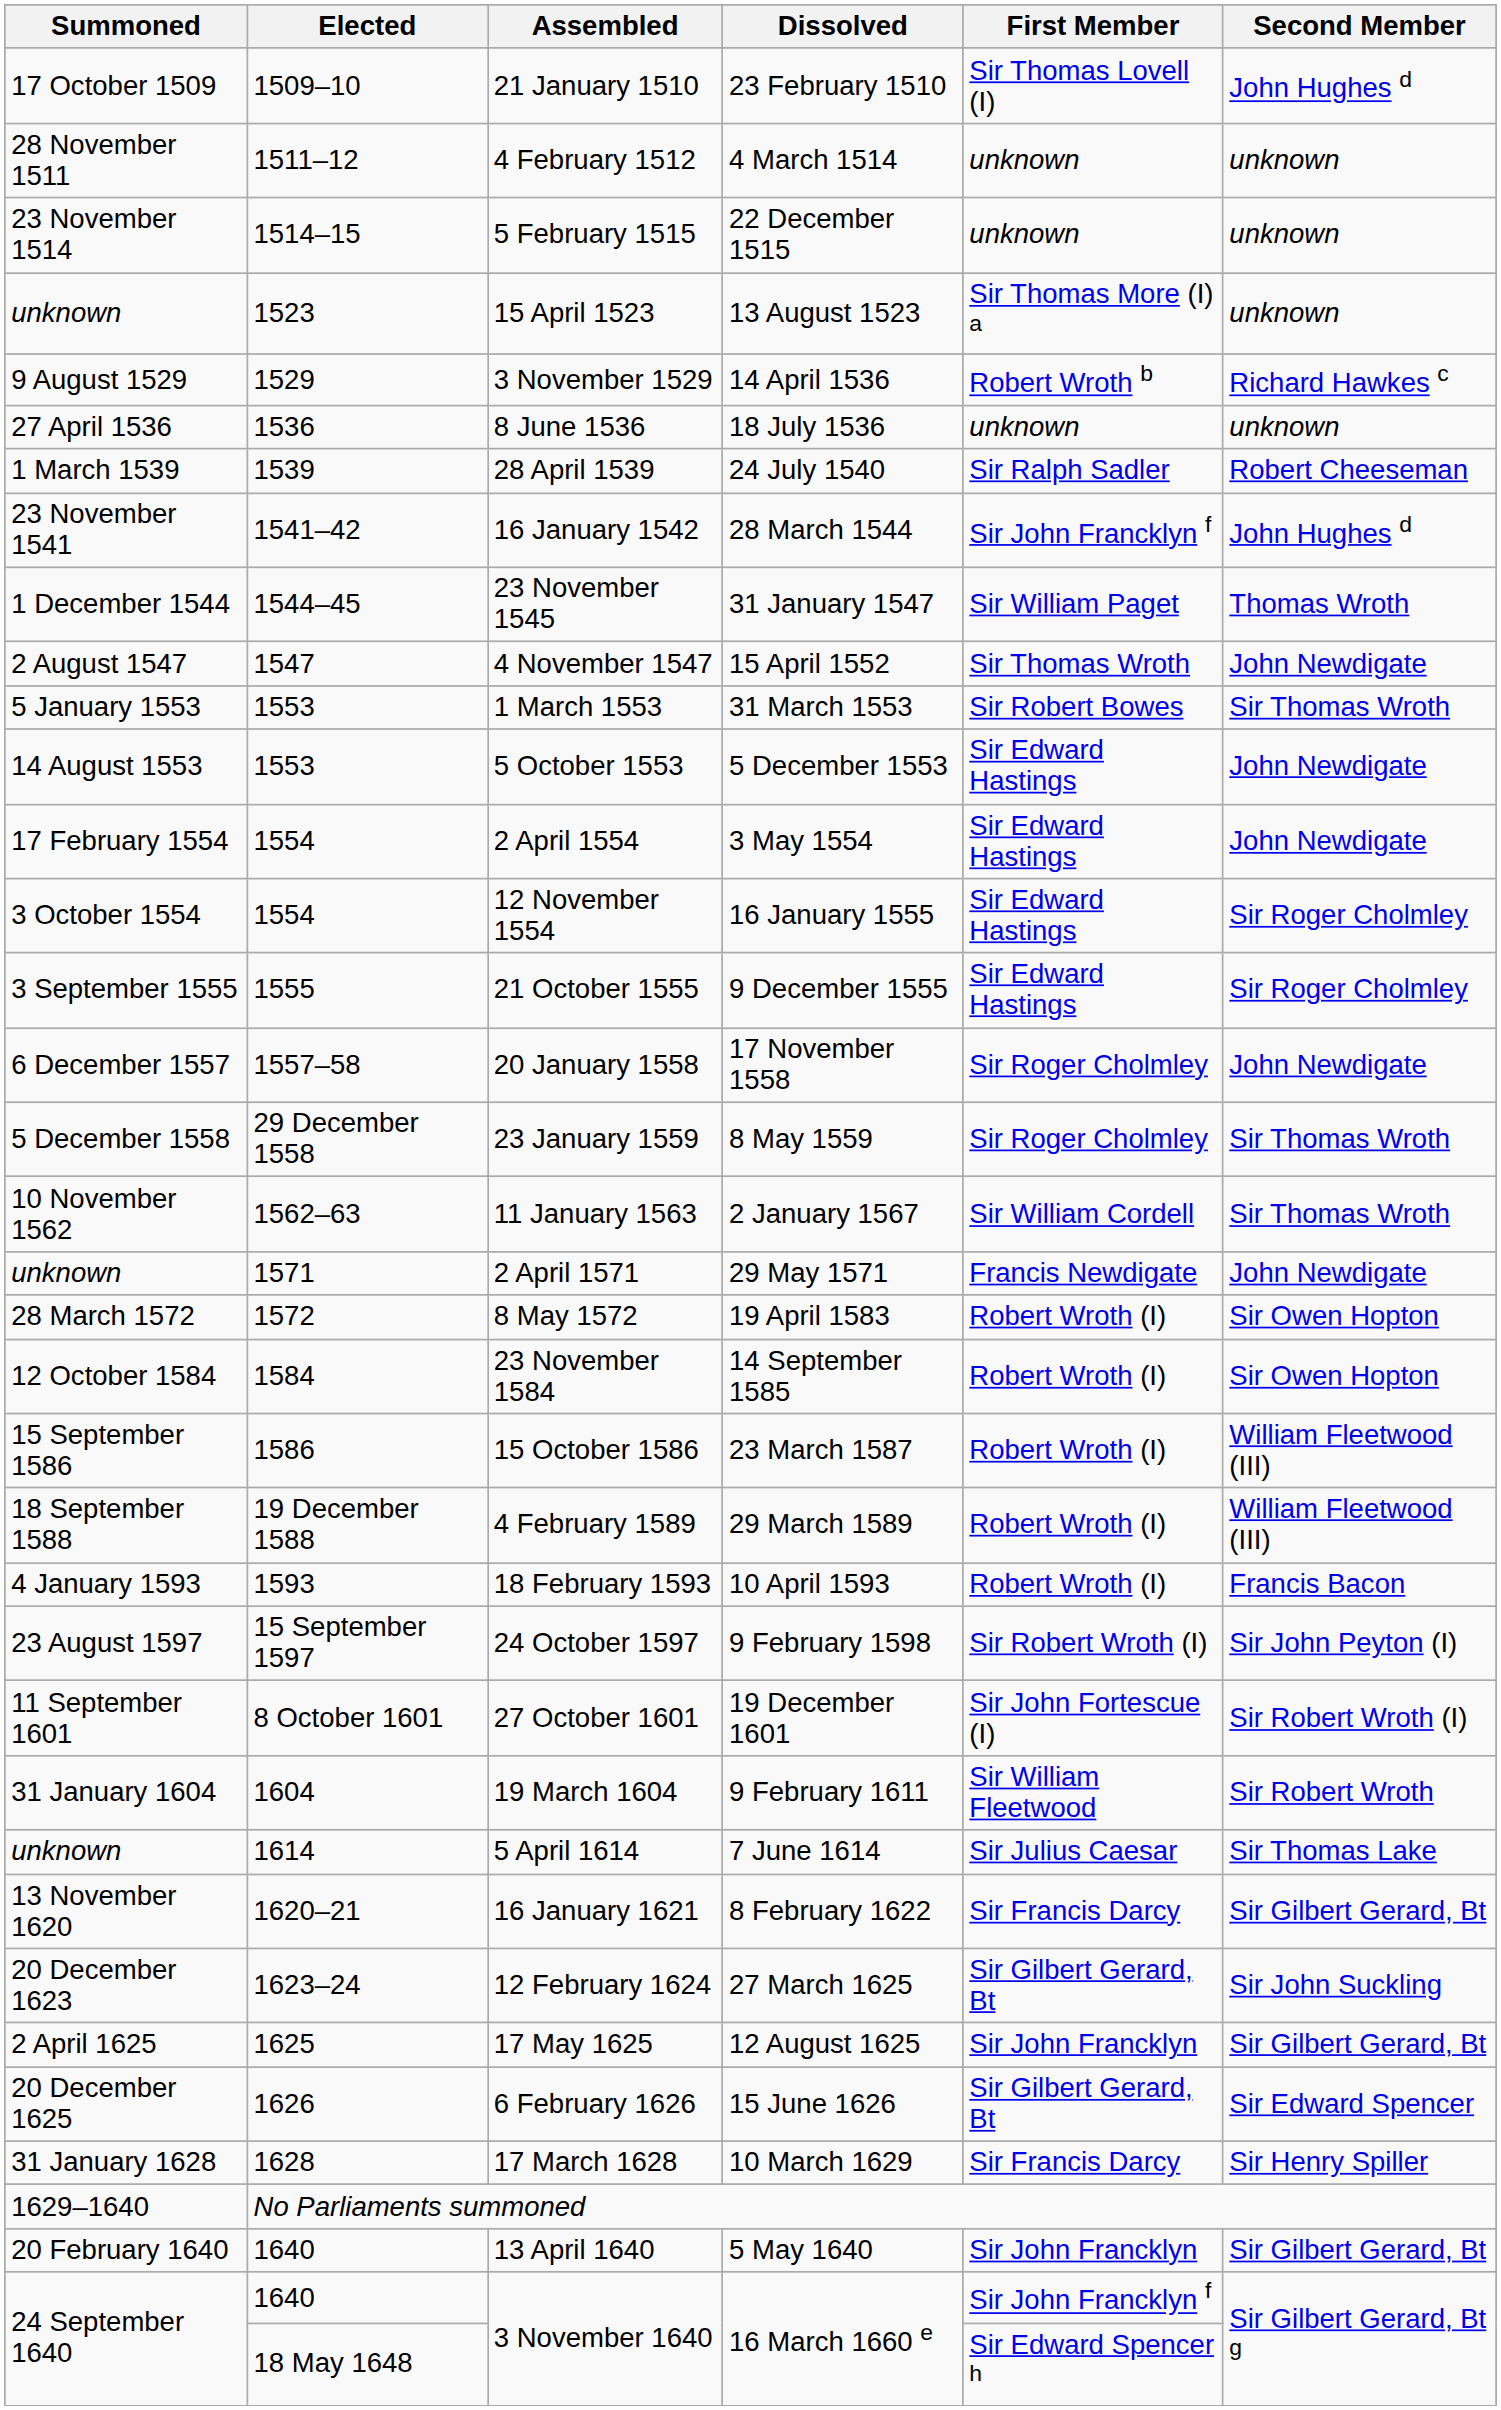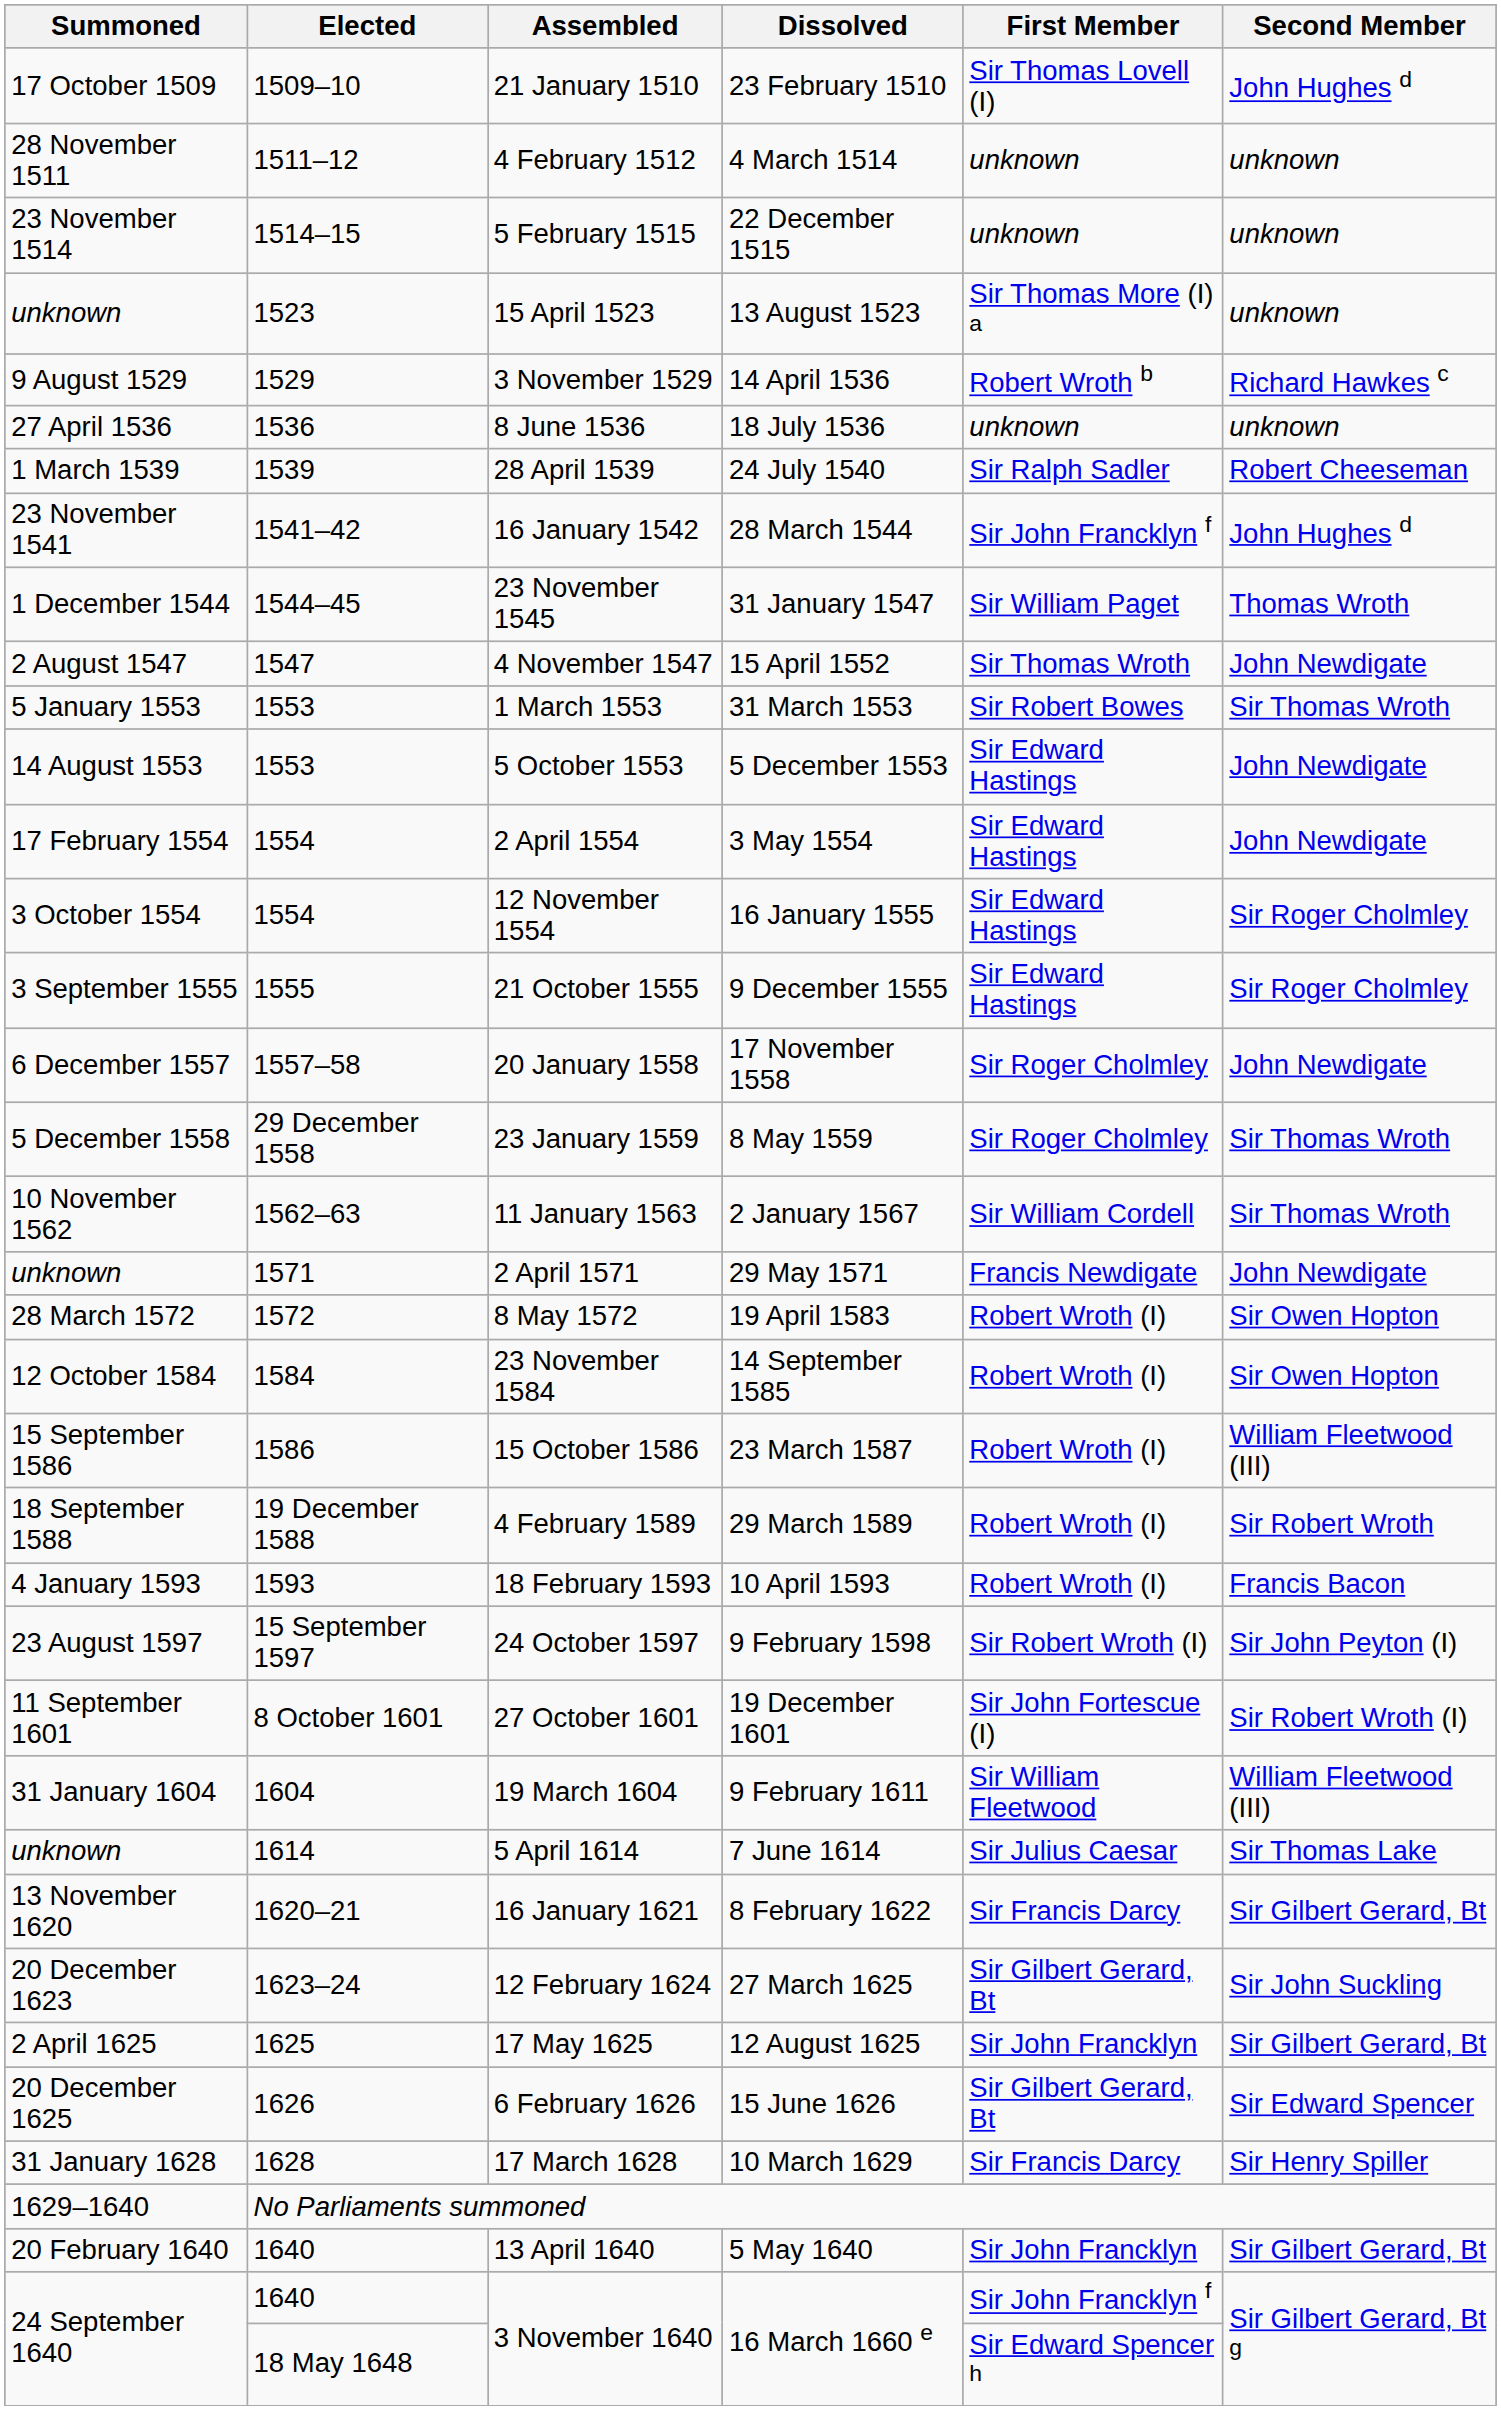(1341, 1524) William Fleetwood (III) -> (1332, 1524) Sir Robert Wroth
(1332, 1792) Sir Robert Wroth -> (1341, 1792) William Fleetwood (III)
